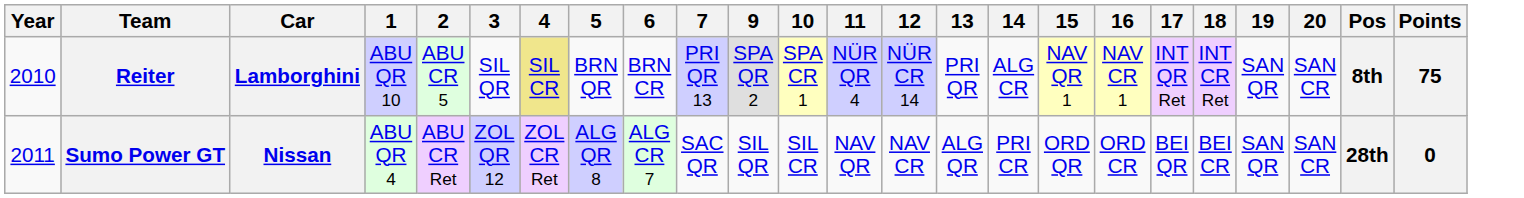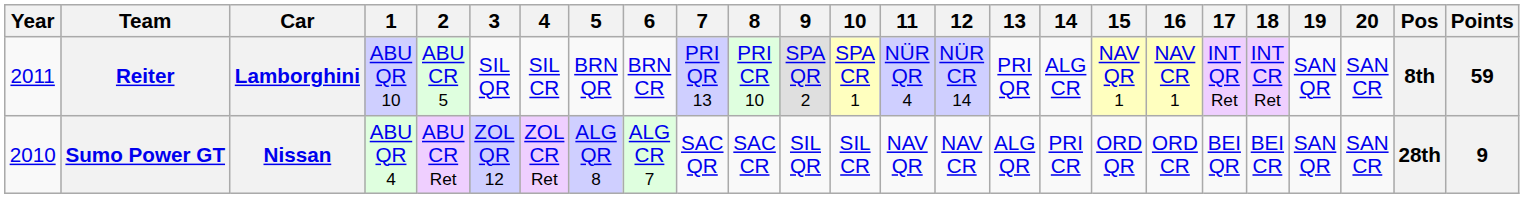+ column: (755, 21)
(33, 76) 2010 -> (33, 76) 2011
(544, 76) khaki background -> (544, 76) no background
(1430, 76) 75 -> (1482, 76) 59
(33, 154) 2011 -> (33, 154) 2010
(1430, 154) 0 -> (1482, 154) 9
